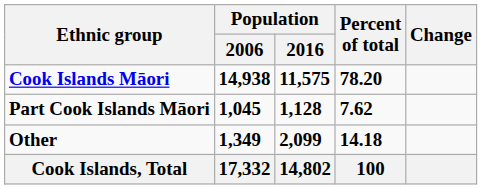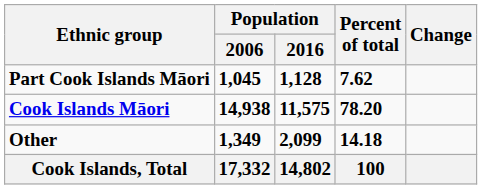rows swapped: (89, 79) <-> (109, 109)
